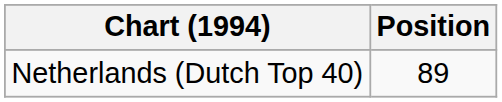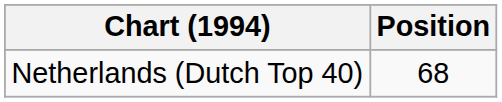(433, 73) 89 -> (433, 73) 68
